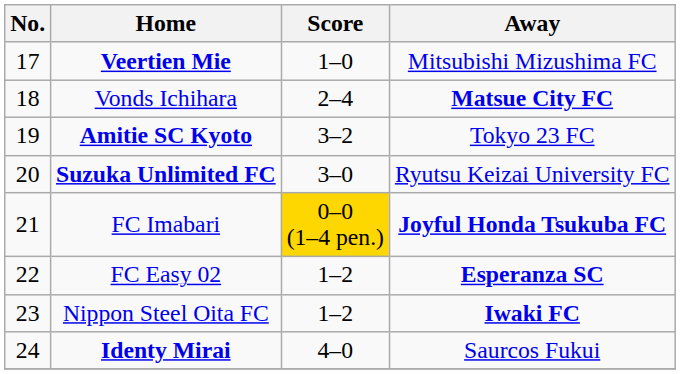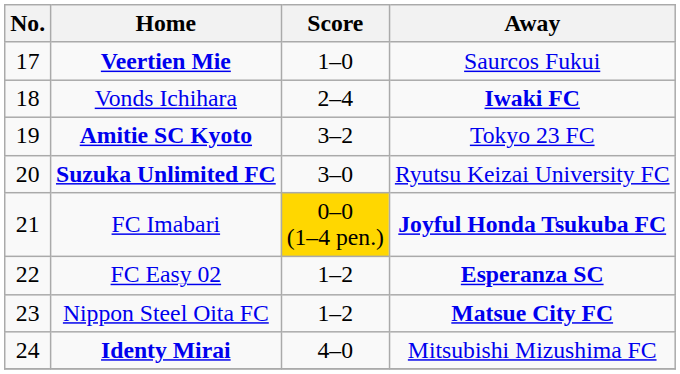(532, 60) Mitsubishi Mizushima FC -> (532, 60) Saurcos Fukui
(532, 98) Matsue City FC -> (532, 98) Iwaki FC
(532, 312) Iwaki FC -> (532, 312) Matsue City FC
(532, 350) Saurcos Fukui -> (532, 350) Mitsubishi Mizushima FC
